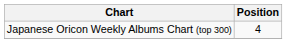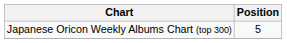(258, 30) 4 -> (258, 30) 5
